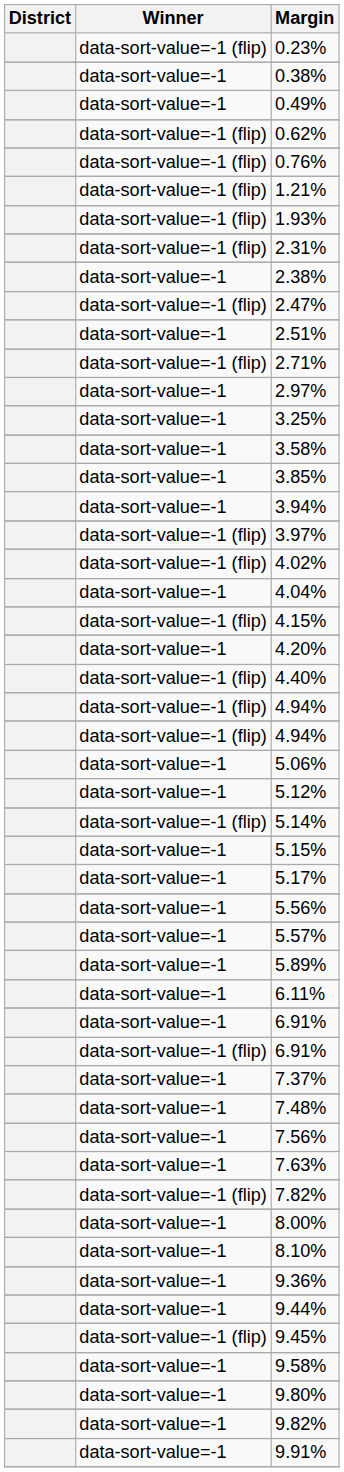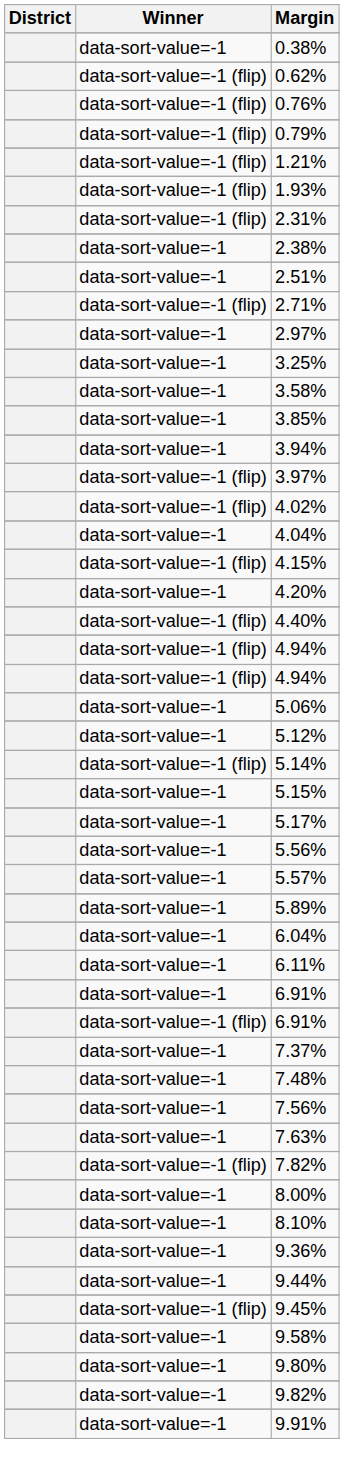- row: (173, 47)
- row: (153, 104)
+ row: (173, 133)
- row: (173, 305)
+ row: (153, 936)
